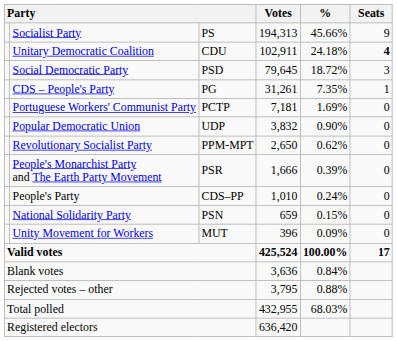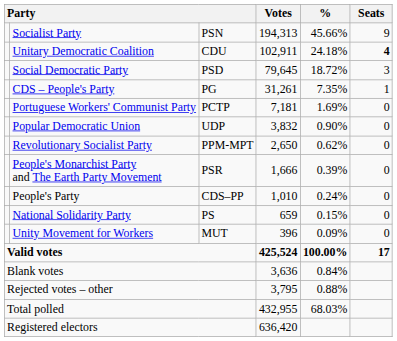(208, 32) PS -> (212, 32) PSN
(212, 214) PSN -> (208, 214) PS
